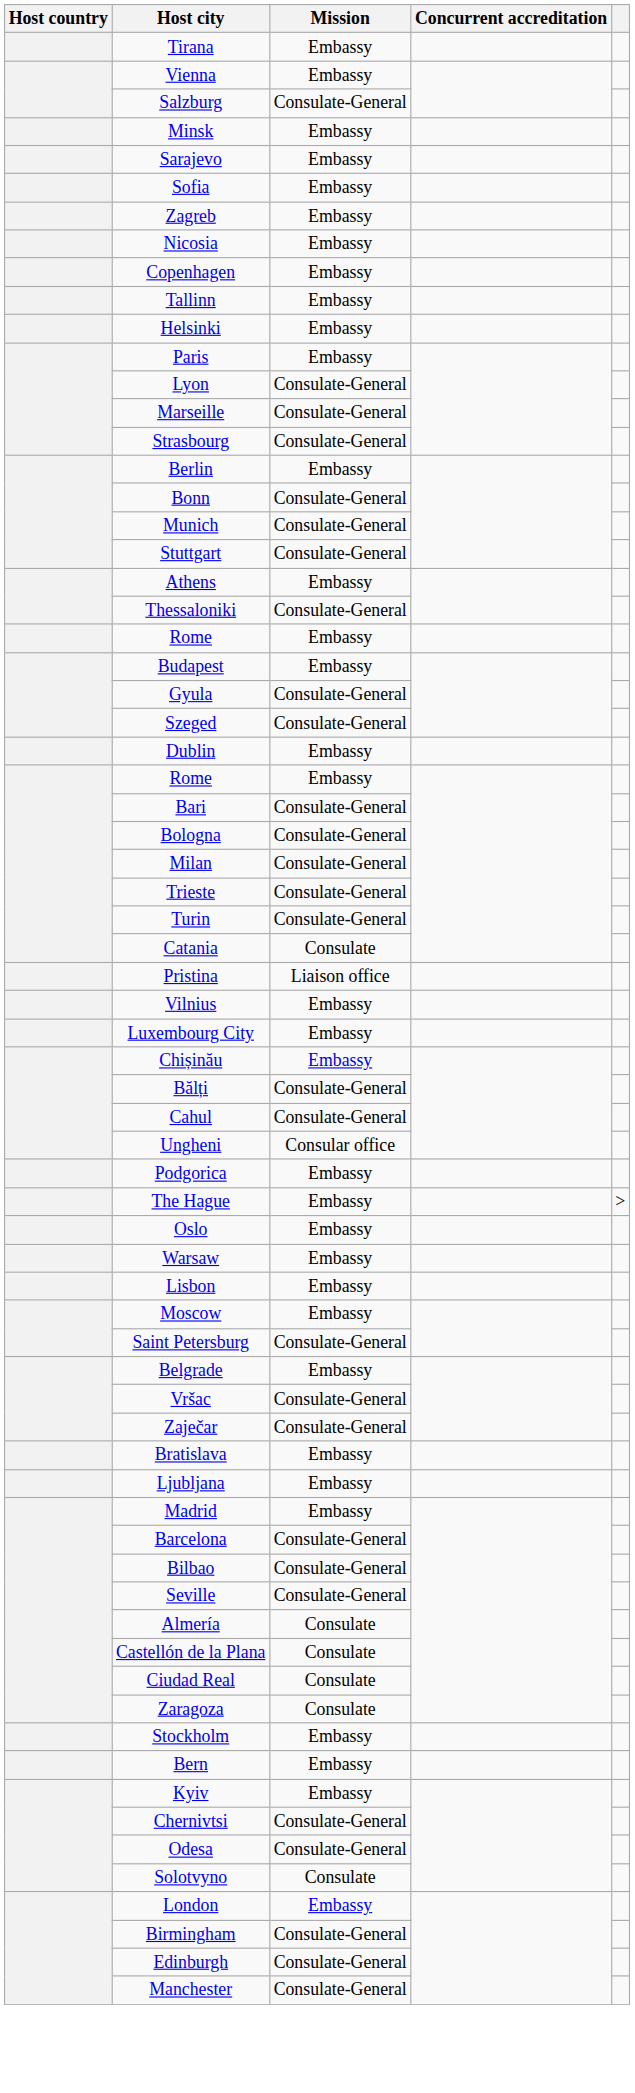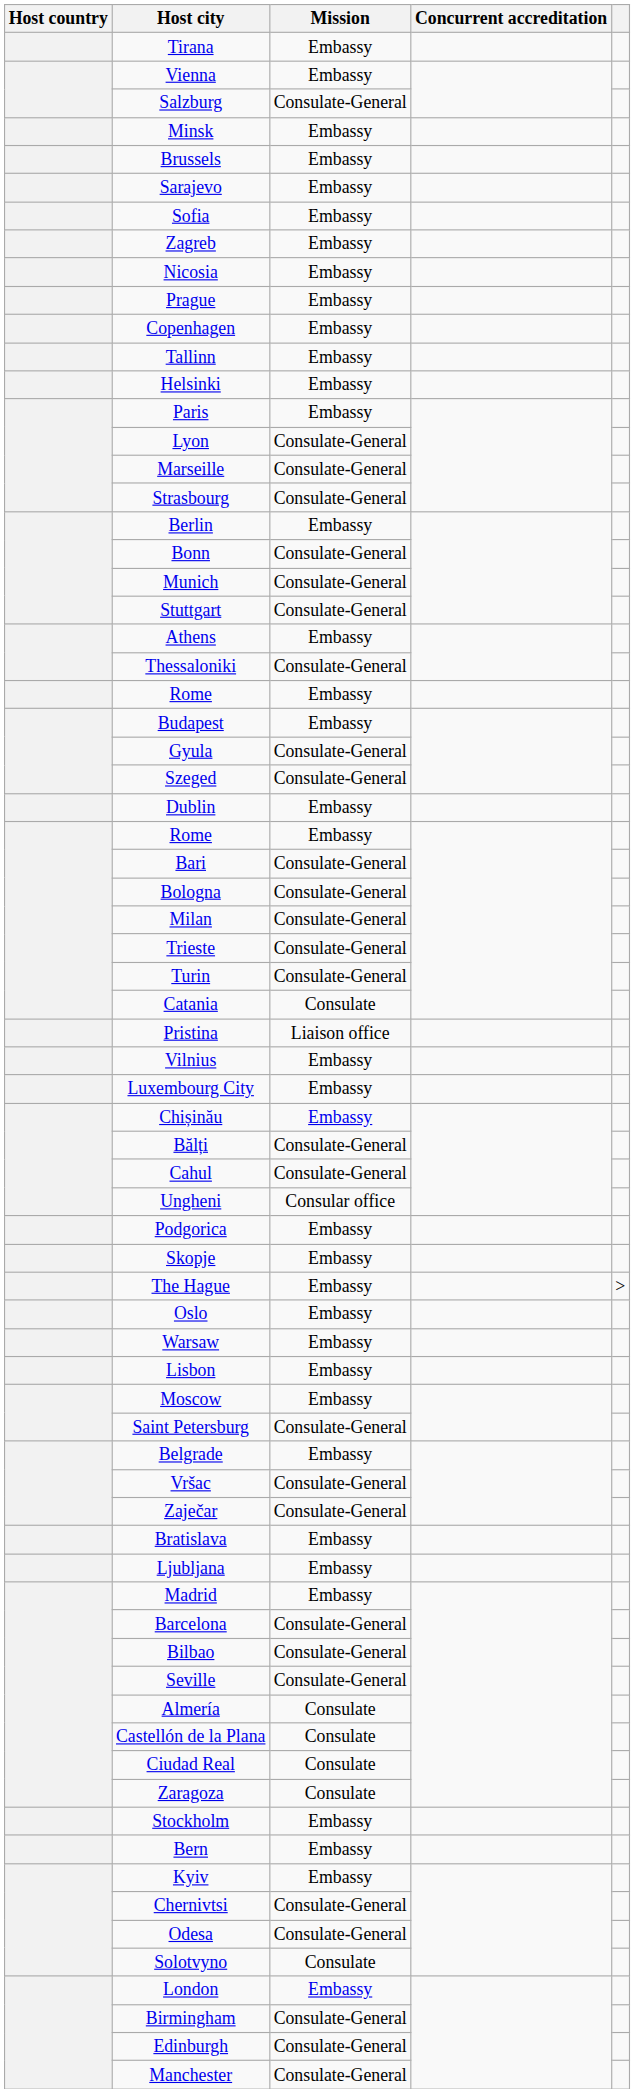+ row: (191, 159)
+ row: (191, 300)
+ row: (191, 1257)
